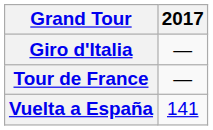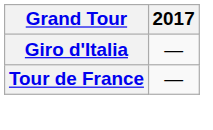- row: (81, 109)
